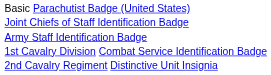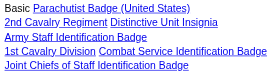rows swapped: (97, 23) <-> (111, 66)
